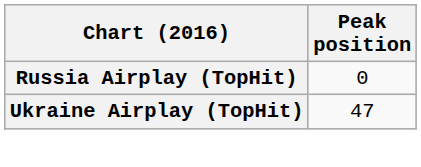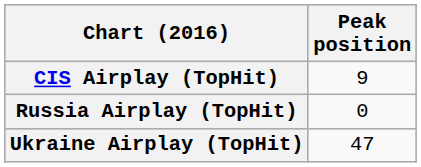+ row: (157, 78)
